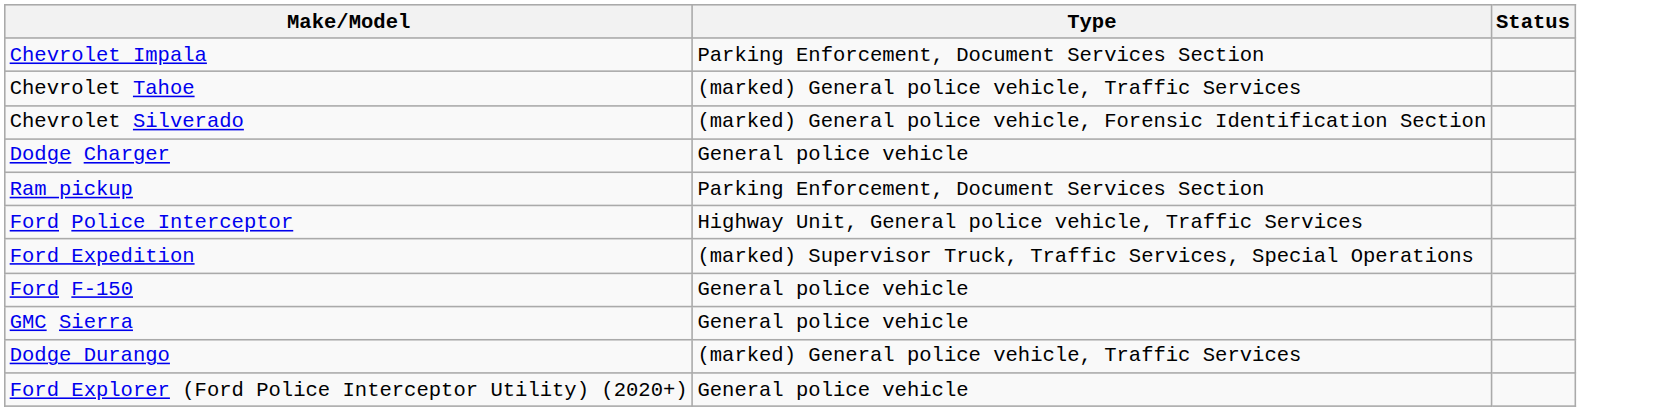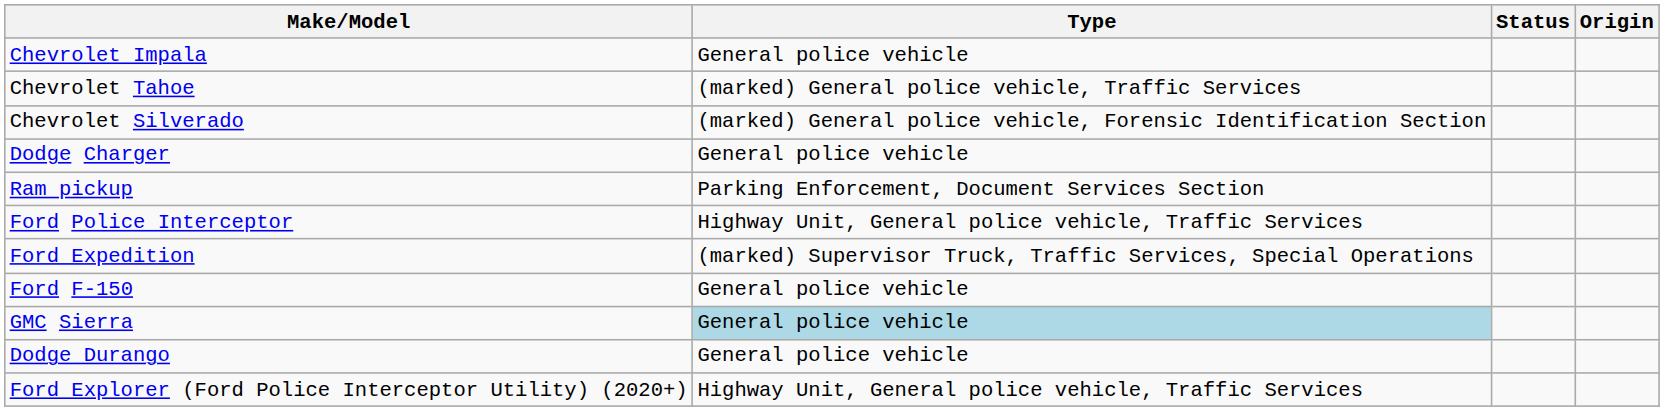+ column: (1617, 22)
(981, 55) Parking Enforcement, Document Services Section -> (833, 55) General police vehicle
(833, 323) no background -> (833, 323) lightblue background
(999, 356) (marked) General police vehicle, Traffic Services -> (833, 356) General police vehicle
(833, 390) General police vehicle -> (1030, 390) Highway Unit, General police vehicle, Traffic Services
